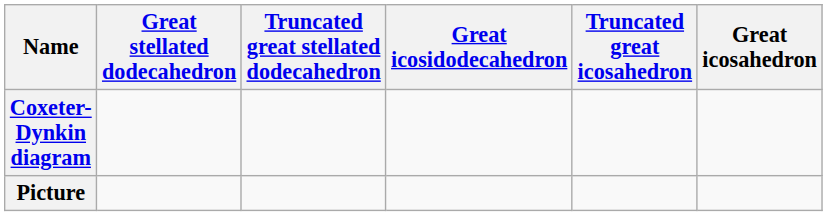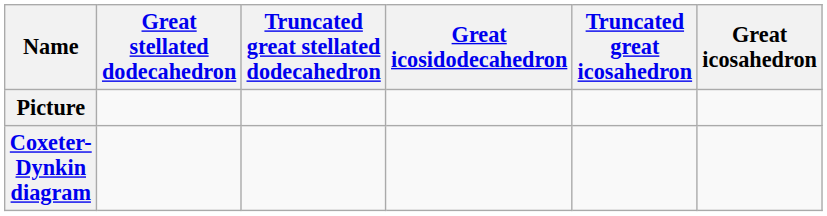rows swapped: (51, 132) <-> (51, 192)
